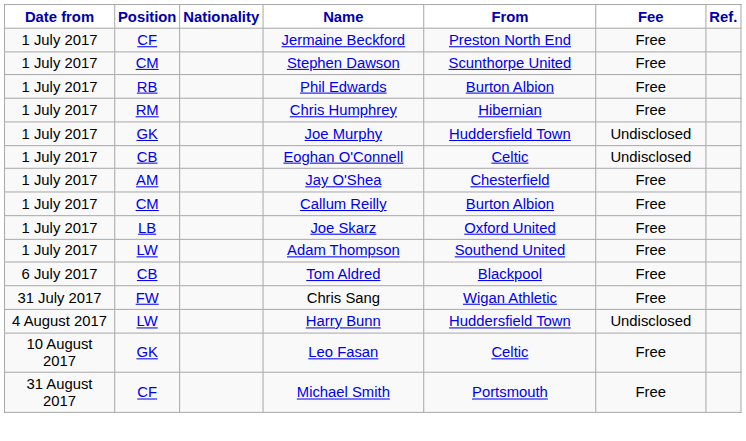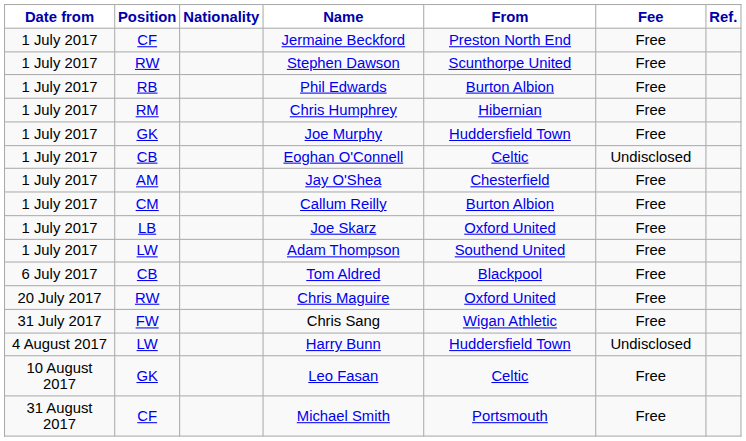(147, 63) CM -> (147, 63) RW
(651, 134) Undisclosed -> (651, 134) Free
+ row: (343, 298)
